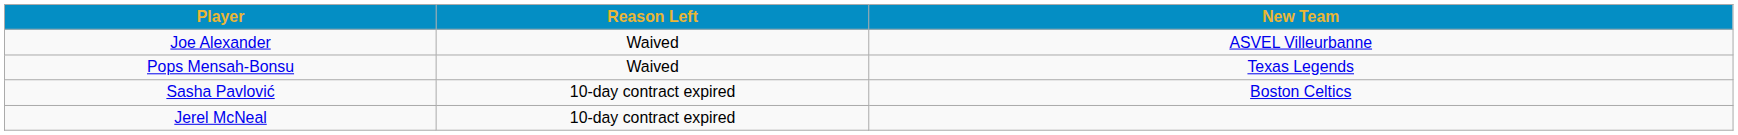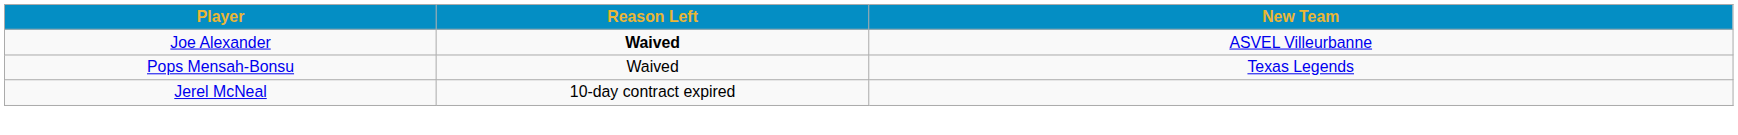(653, 42) normal -> (653, 42) bold
- row: (221, 92)
